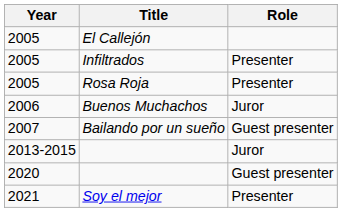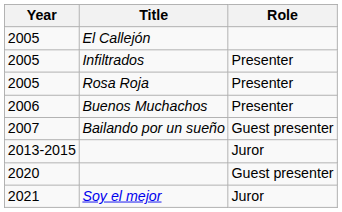(248, 106) Juror -> (262, 106) Presenter
(262, 196) Presenter -> (248, 196) Juror
